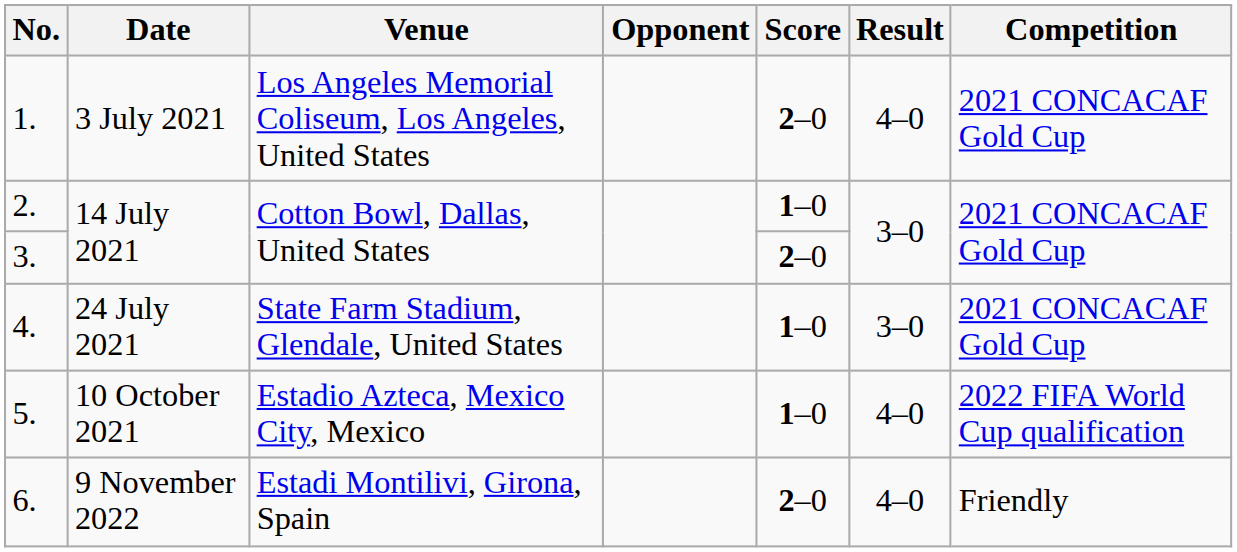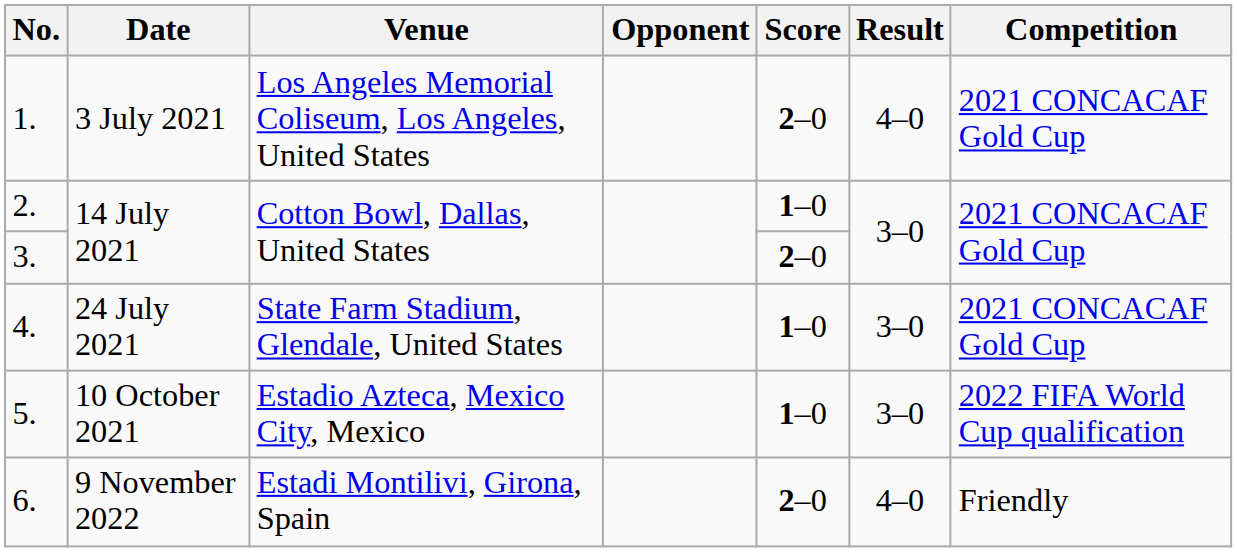(900, 413) 4–0 -> (900, 413) 3–0
